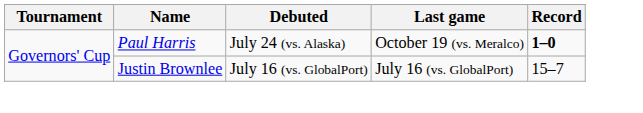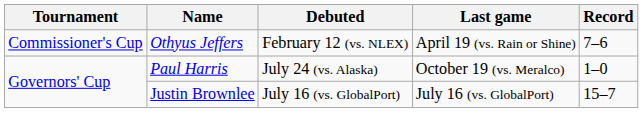+ row: (197, 42)
(544, 42) bold -> (595, 68) normal
